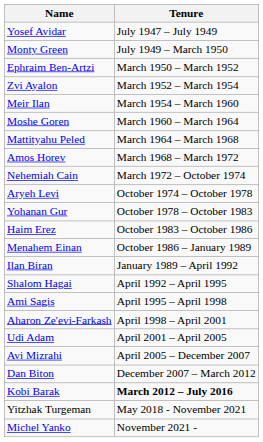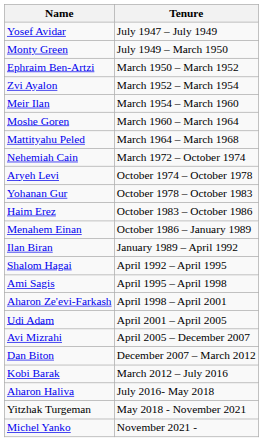- row: (36, 157)
(175, 391) bold -> (172, 373) normal
+ row: (41, 391)
